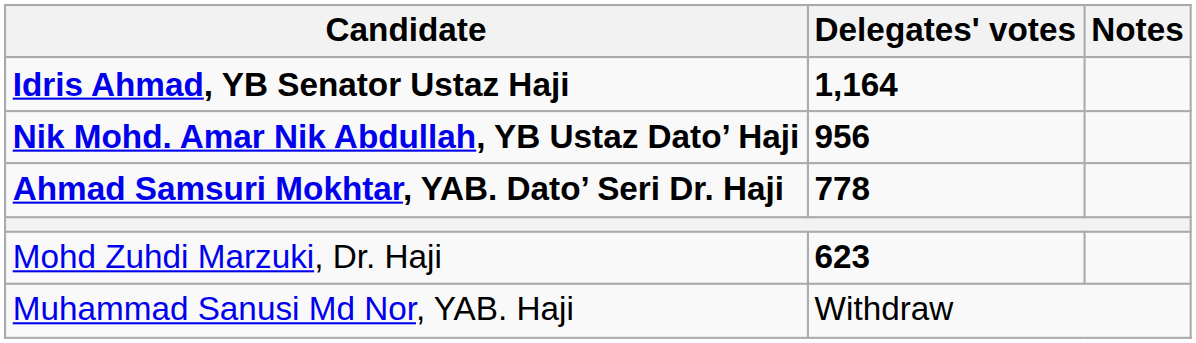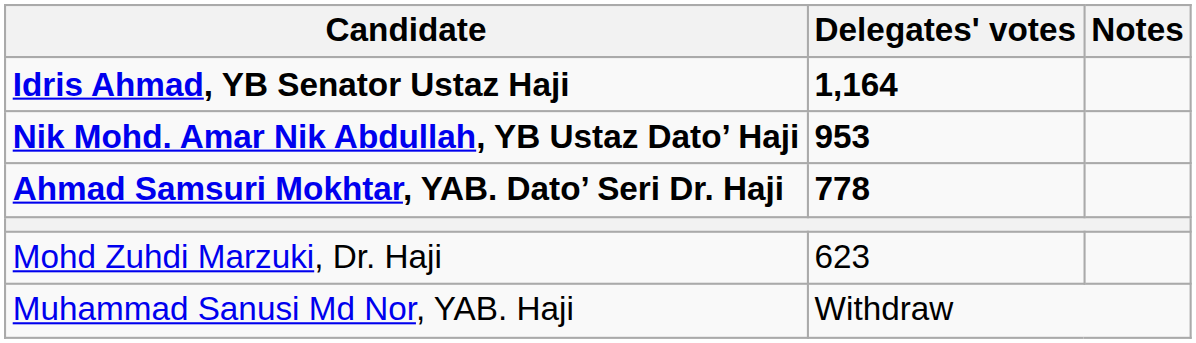(842, 136) 956 -> (842, 136) 953
(842, 257) bold -> (842, 257) normal
